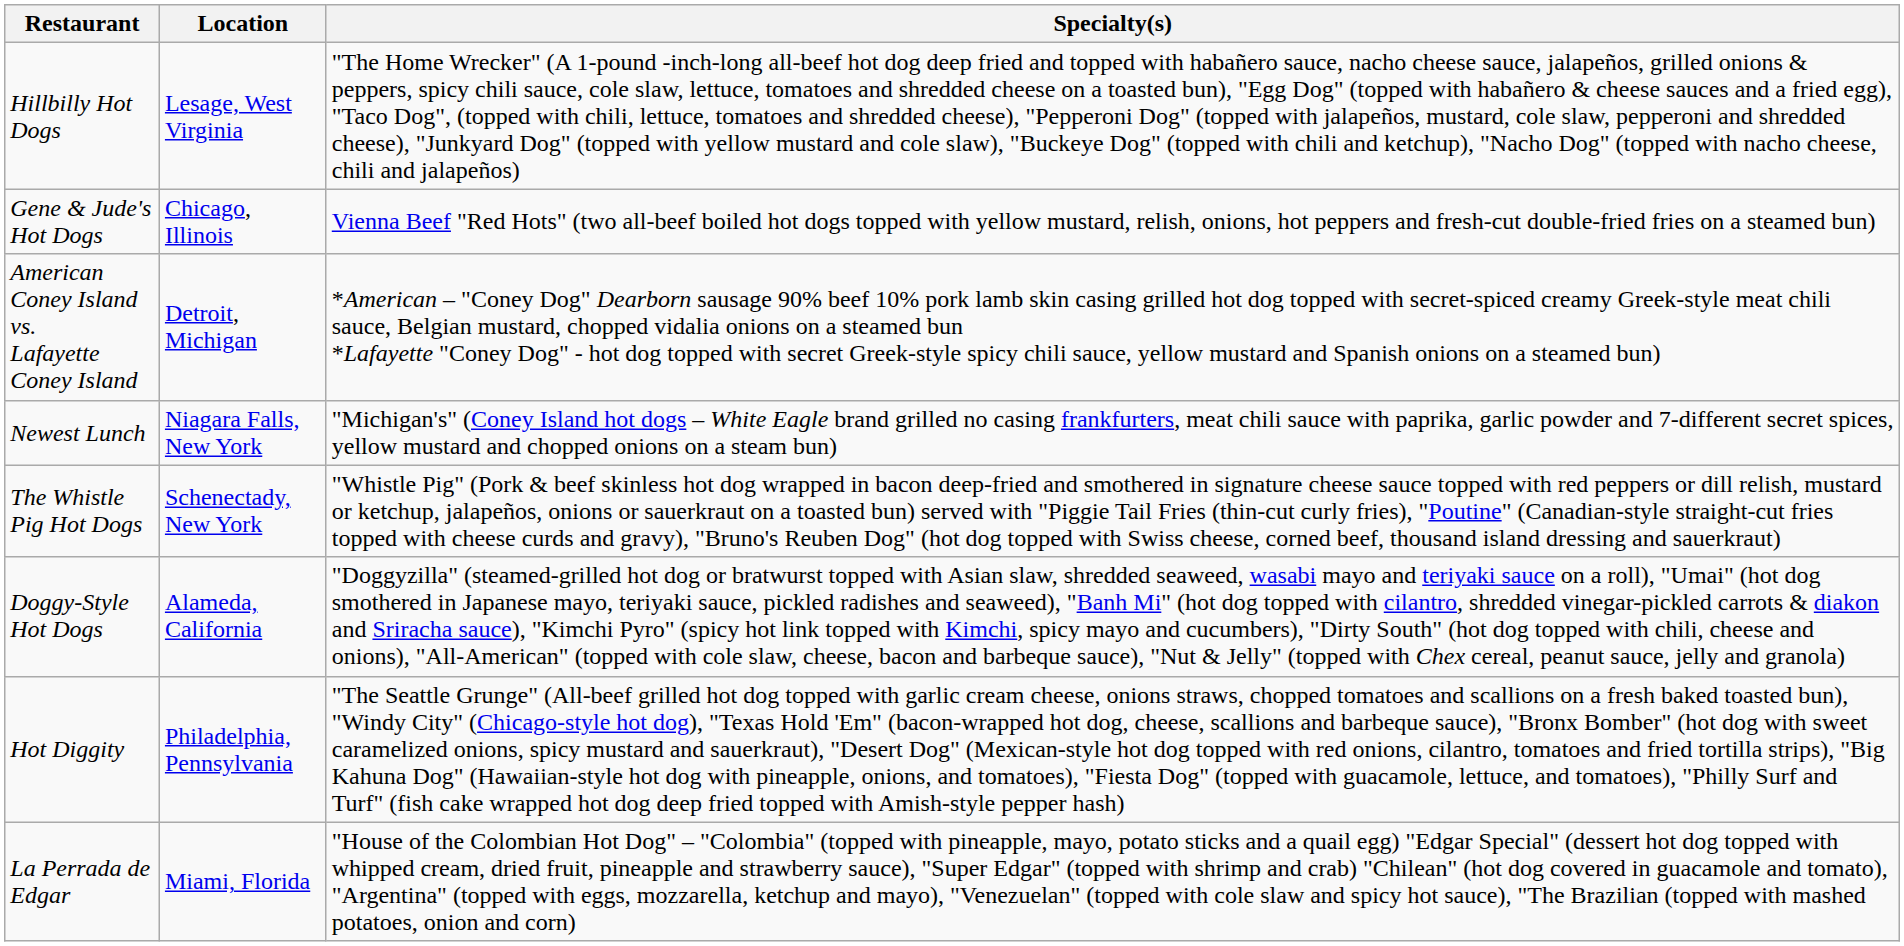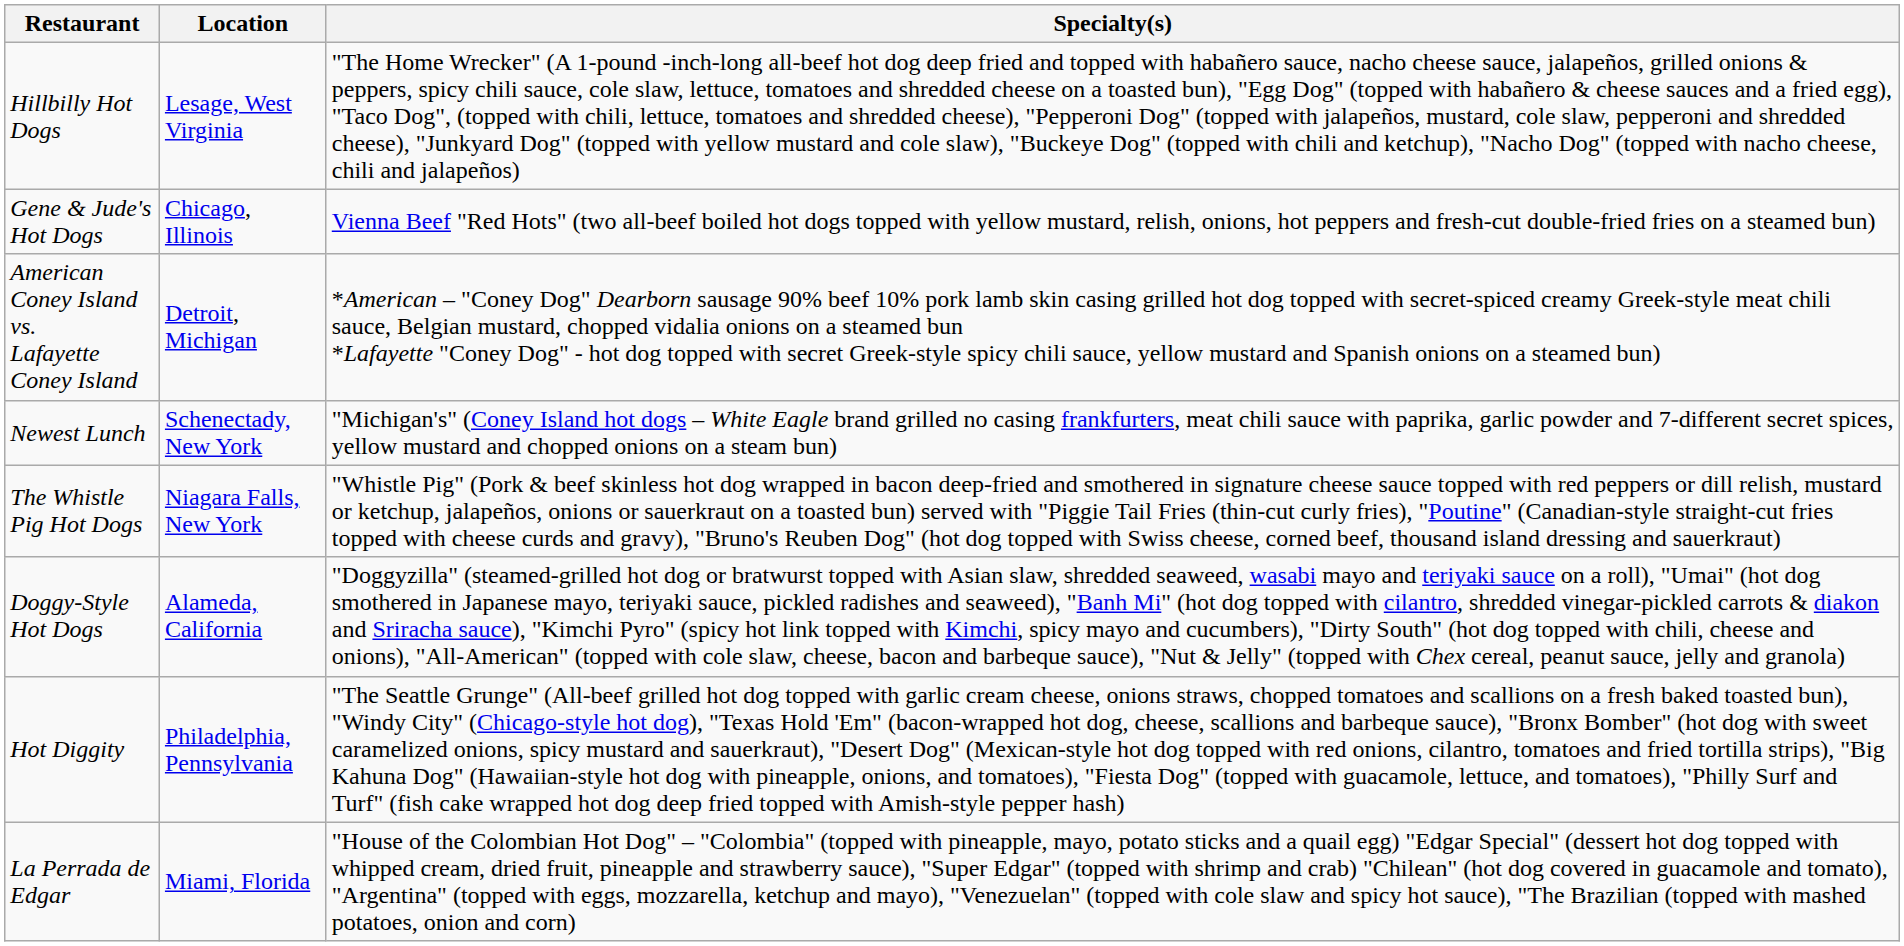(232, 432) Niagara Falls, New York -> (228, 432) Schenectady, New York
(228, 510) Schenectady, New York -> (232, 510) Niagara Falls, New York
